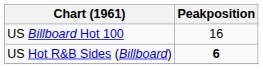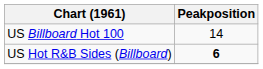(216, 34) 16 -> (216, 34) 14
